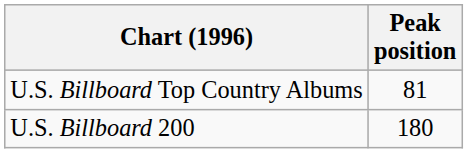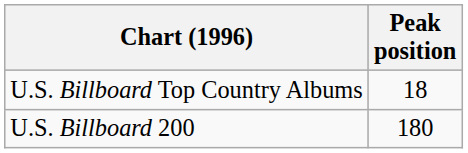(415, 89) 81 -> (415, 89) 18
